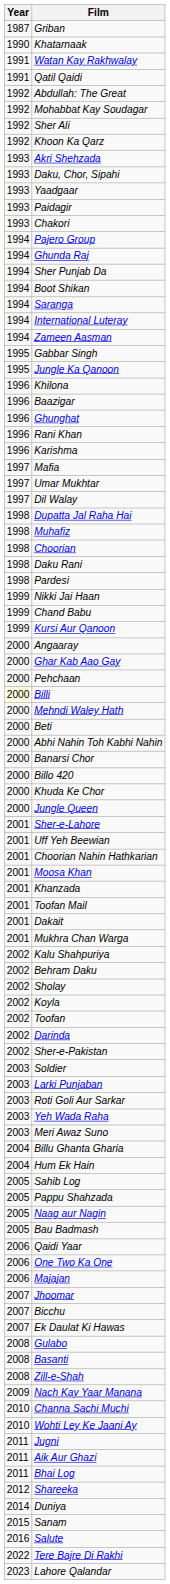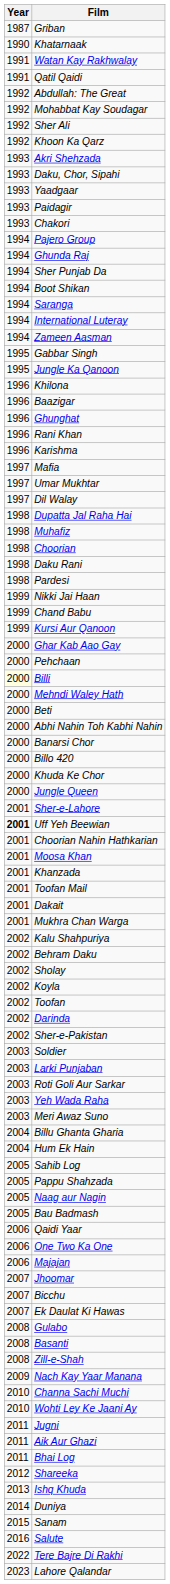- row: (56, 645)
(18, 840) normal -> (18, 824) bold
+ row: (60, 1490)
